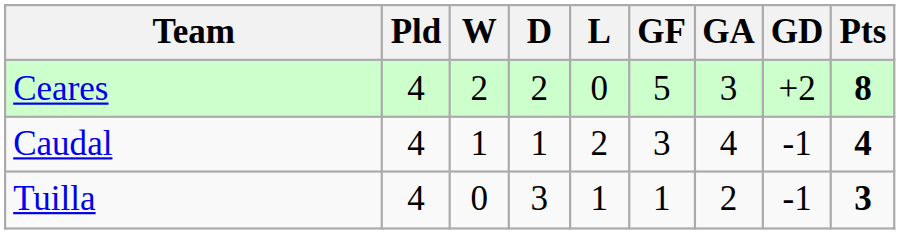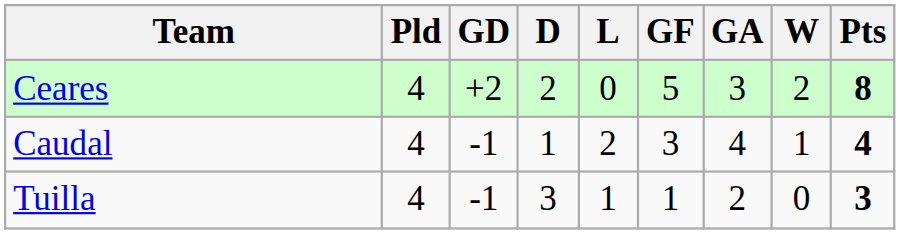columns swapped: (479, 32) <-> (797, 32)
